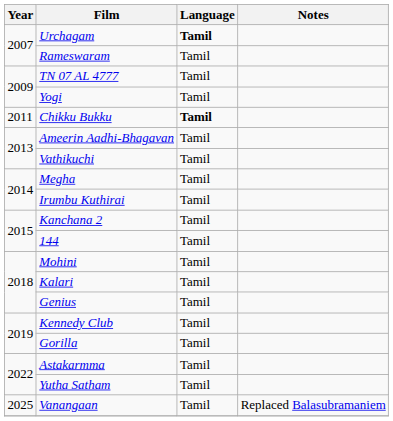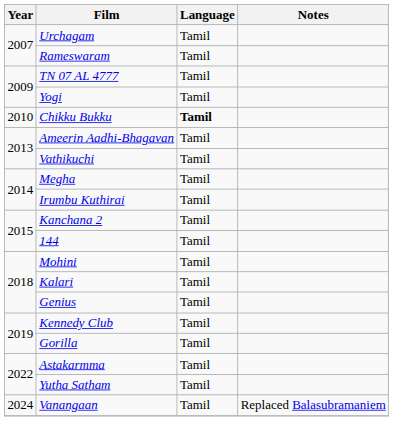(196, 35) bold -> (195, 35) normal
(20, 117) 2011 -> (20, 117) 2010
(20, 405) 2025 -> (20, 405) 2024
